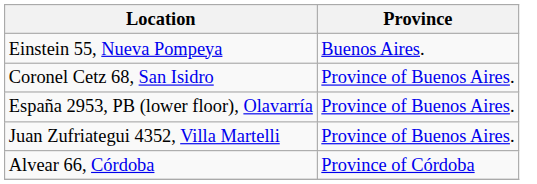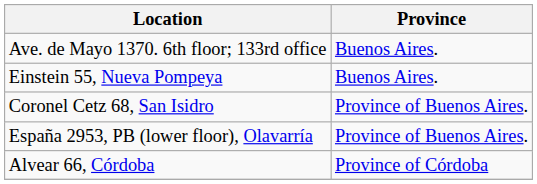+ row: (168, 48)
- row: (144, 135)
